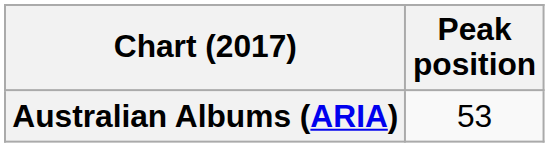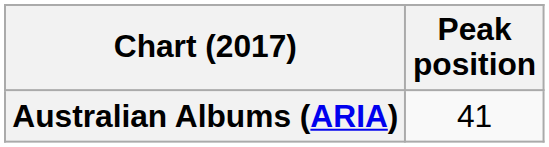(475, 115) 53 -> (475, 115) 41
